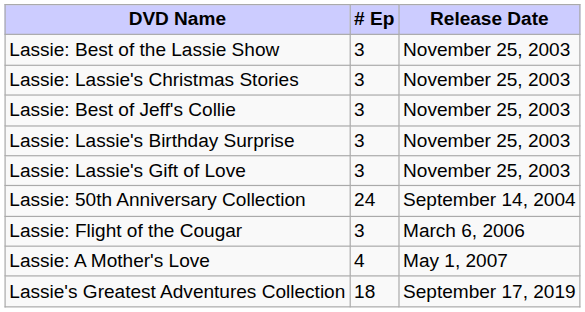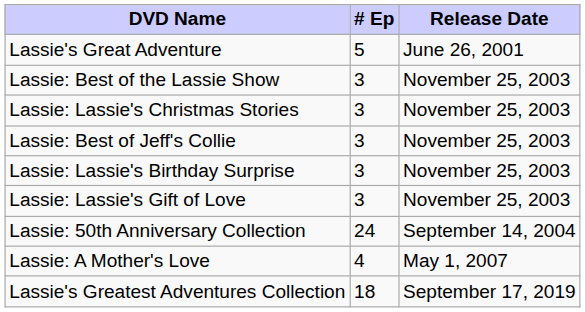+ row: (115, 49)
- row: (126, 230)
